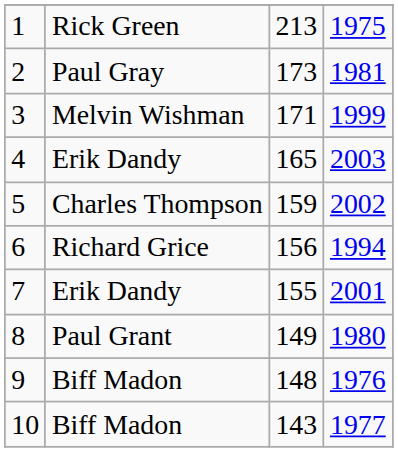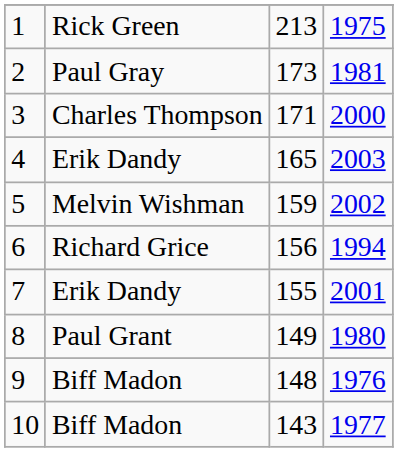(148, 114) Melvin Wishman -> (157, 114) Charles Thompson
(358, 114) 1999 -> (358, 114) 2000
(157, 203) Charles Thompson -> (148, 203) Melvin Wishman
